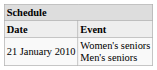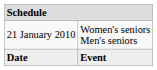rows swapped: (17, 29) <-> (41, 51)
